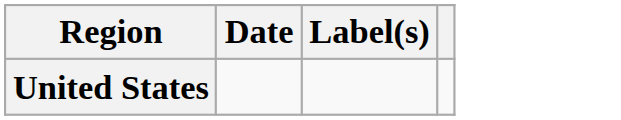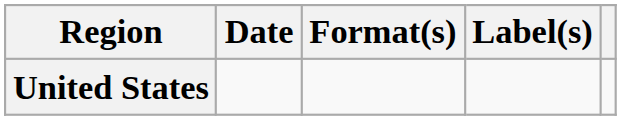+ column: (383, 31)
